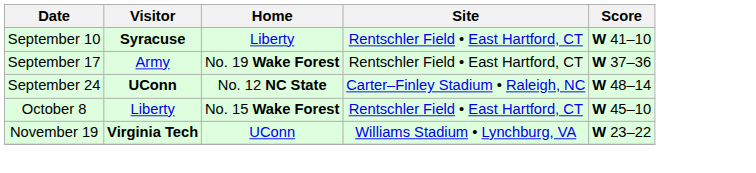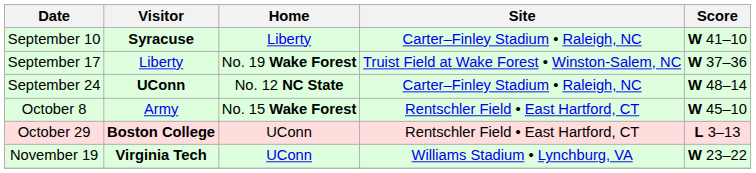(466, 39) Rentschler Field • East Hartford, CT -> (522, 39) Carter–Finley Stadium • Raleigh, NC
(153, 62) Army -> (161, 62) Liberty
(466, 62) Rentschler Field • East Hartford, CT -> (522, 62) Truist Field at Wake Forest • Winston-Salem, NC
(153, 109) Liberty -> (161, 109) Army
+ row: (54, 132)
